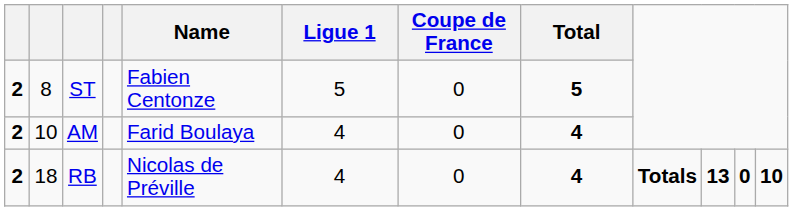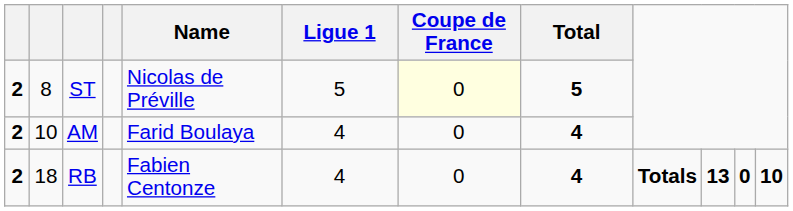(171, 88) Fabien Centonze -> (175, 88) Nicolas de Préville
(459, 88) no background -> (459, 88) lightyellow background
(175, 177) Nicolas de Préville -> (171, 177) Fabien Centonze
